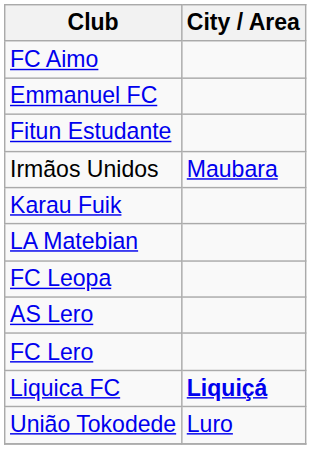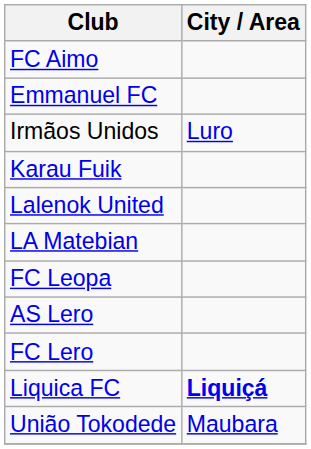- row: (91, 132)
(232, 168) Maubara -> (210, 132) Luro
+ row: (87, 205)
(210, 424) Luro -> (232, 424) Maubara
